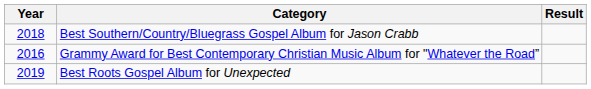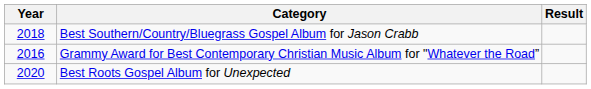(31, 73) 2019 -> (31, 73) 2020
